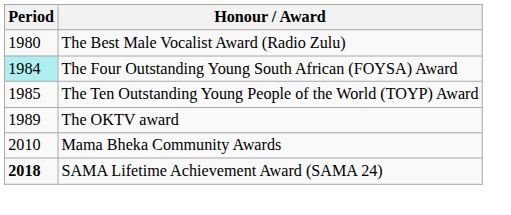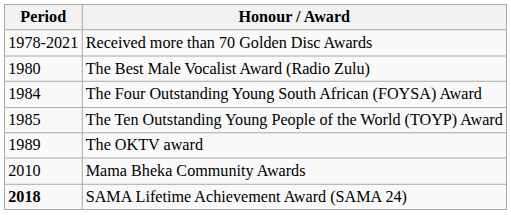+ row: (229, 42)
(24, 68) paleturquoise background -> (24, 94) no background
